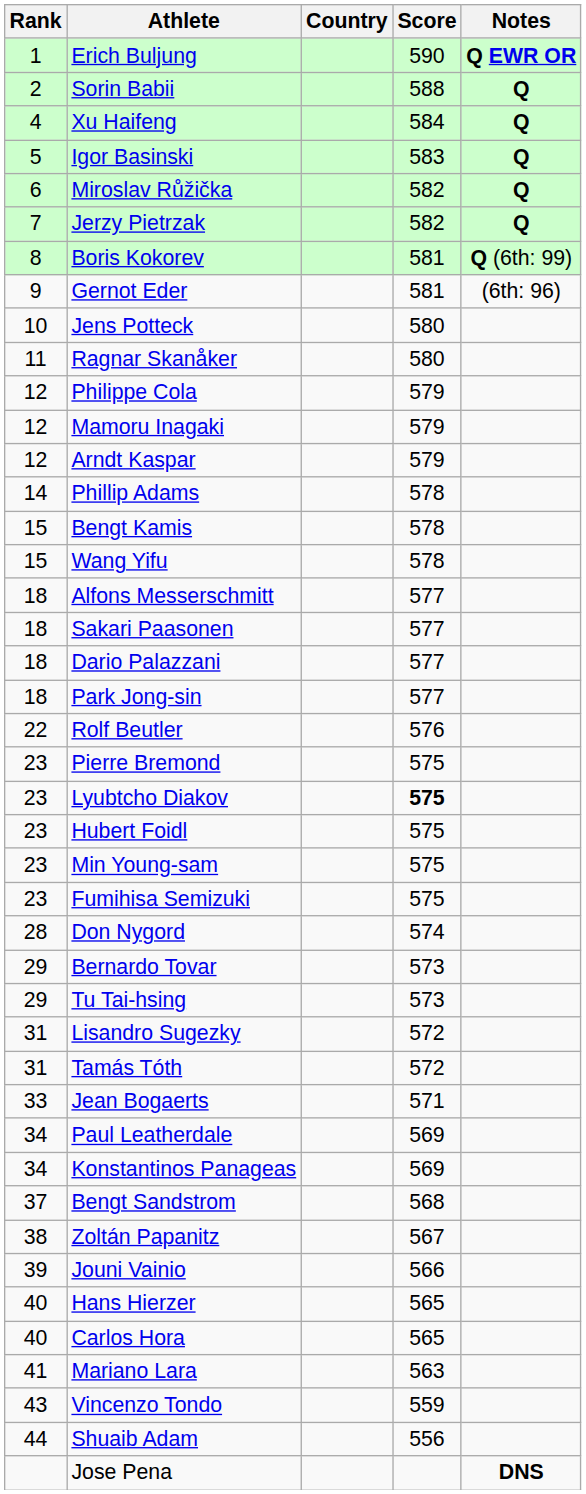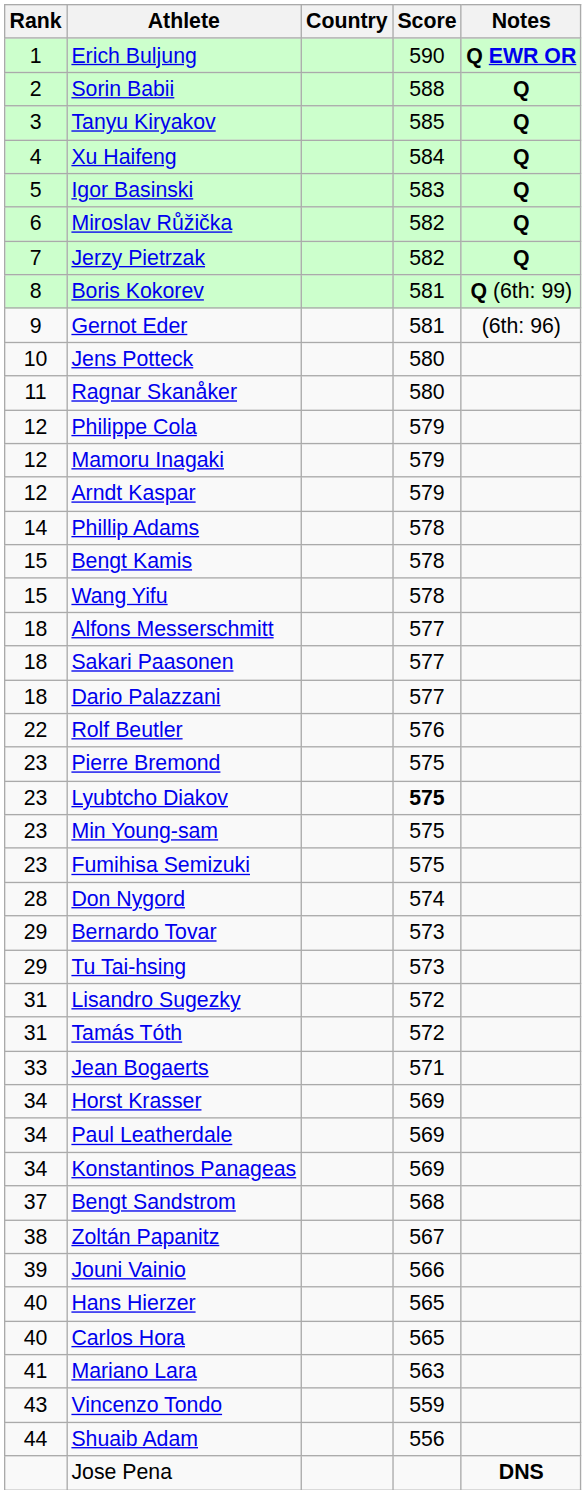+ row: (144, 122)
- row: (136, 696)
- row: (129, 831)
+ row: (136, 1101)
